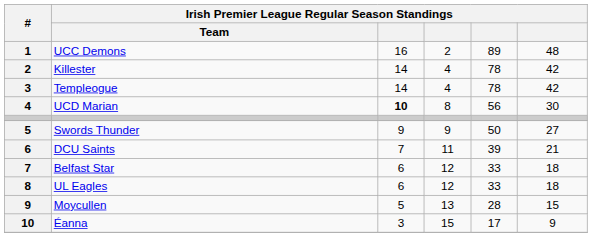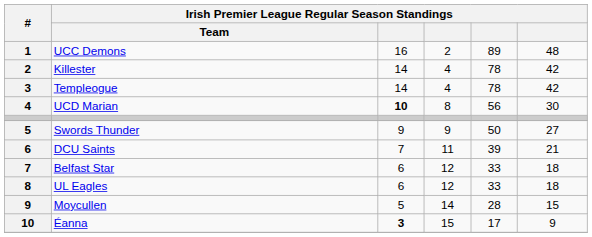(448, 205) 13 -> (448, 205) 14
(401, 223) normal -> (401, 223) bold
